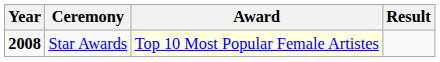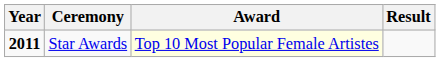(25, 43) 2008 -> (25, 43) 2011
